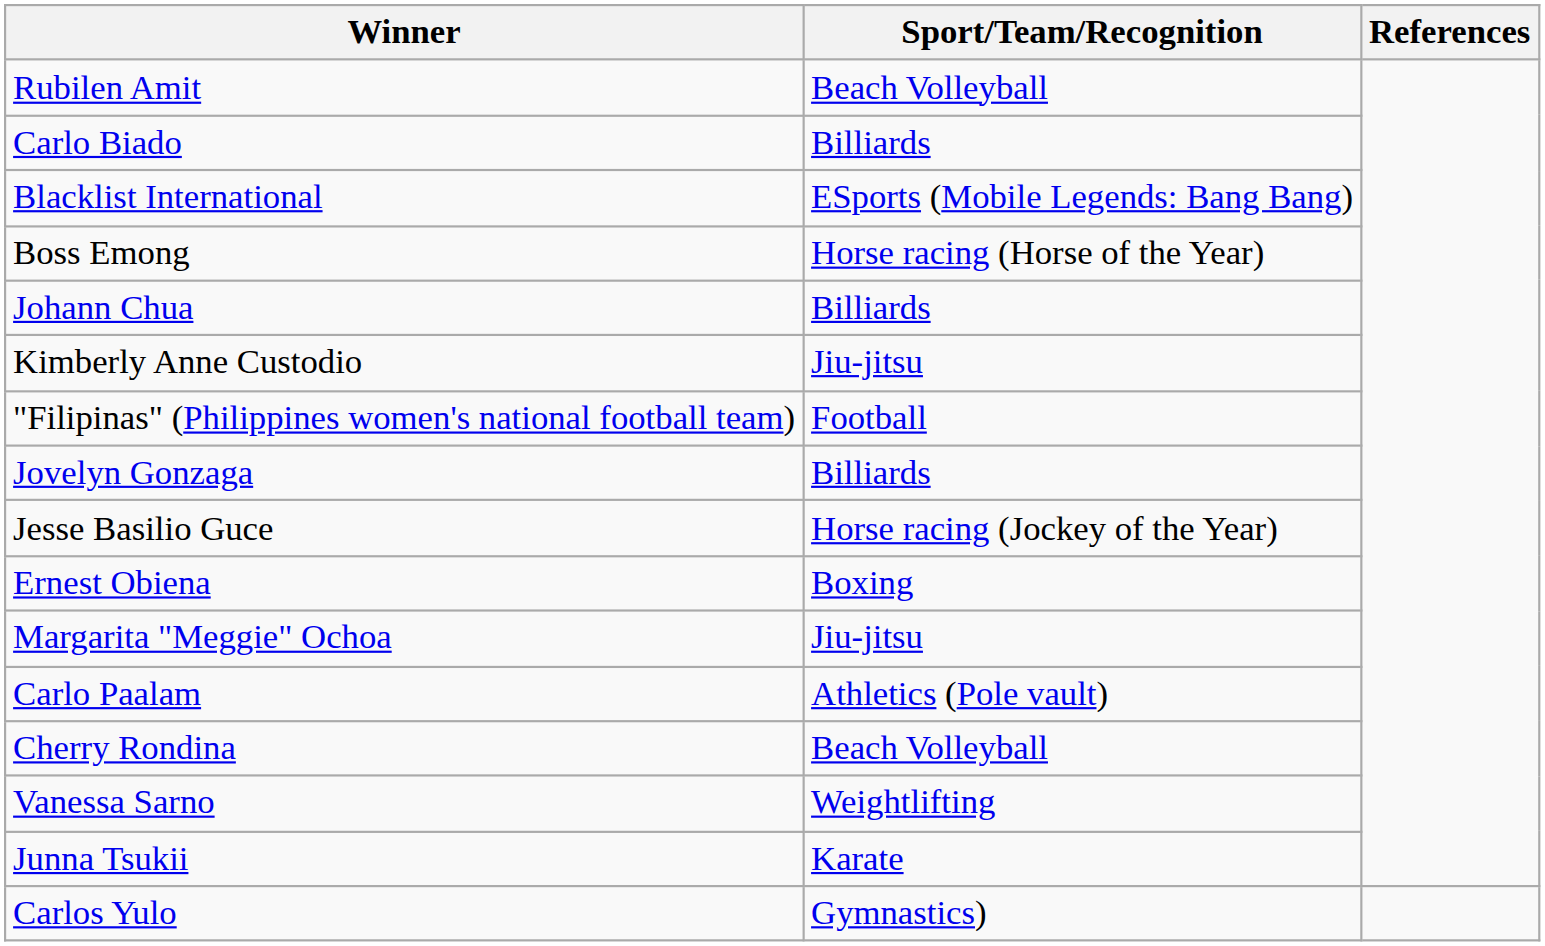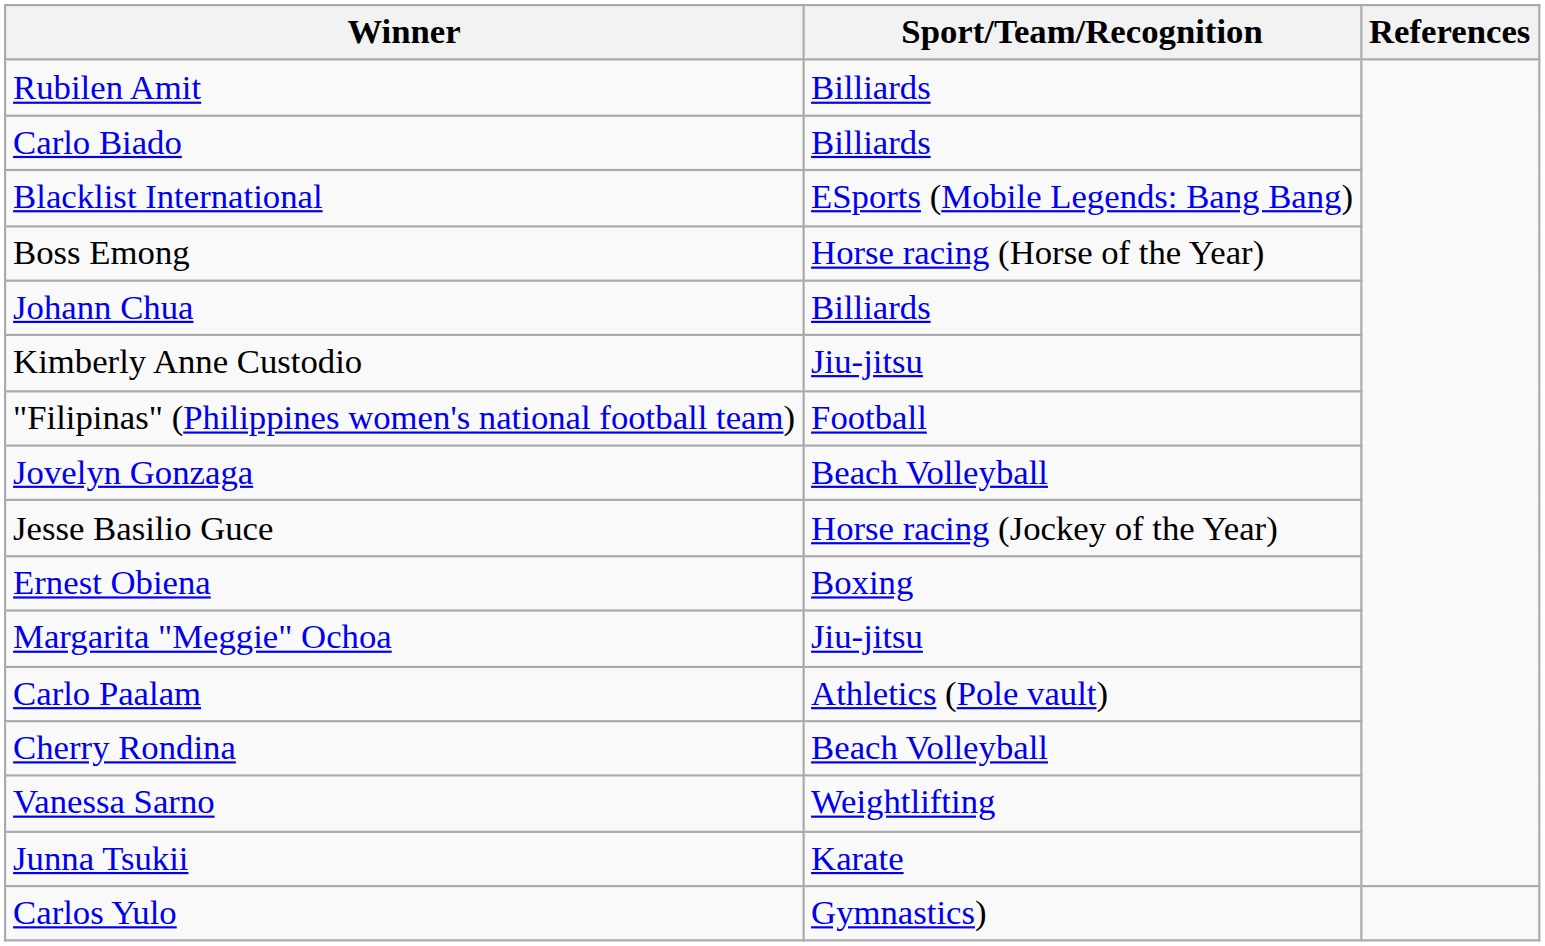(930, 87) Beach Volleyball -> (871, 87) Billiards
(871, 472) Billiards -> (930, 472) Beach Volleyball
